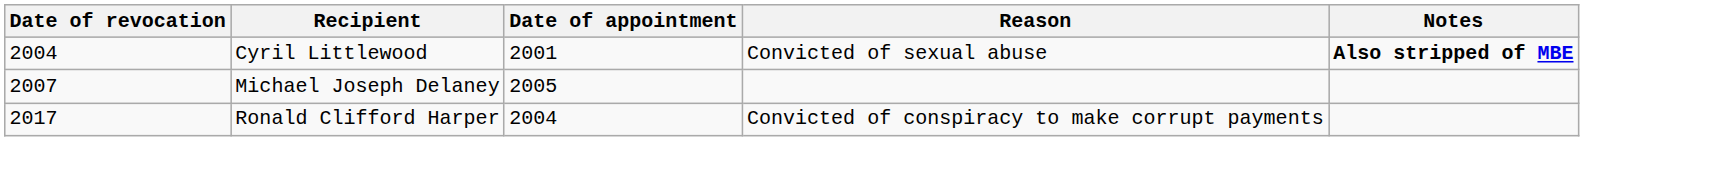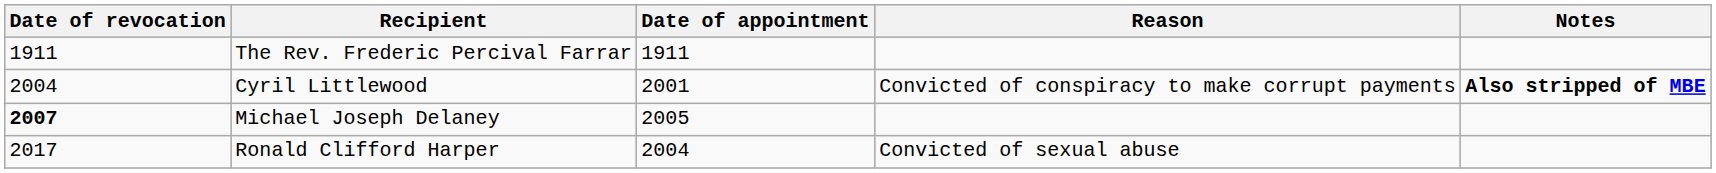+ row: (434, 54)
(897, 54) Convicted of sexual abuse -> (1167, 86) Convicted of conspiracy to make corrupt payments
(34, 86) normal -> (34, 119) bold
(1035, 119) Convicted of conspiracy to make corrupt payments -> (1029, 152) Convicted of sexual abuse
